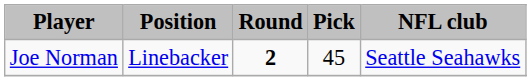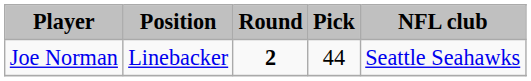(334, 57) 45 -> (334, 57) 44
